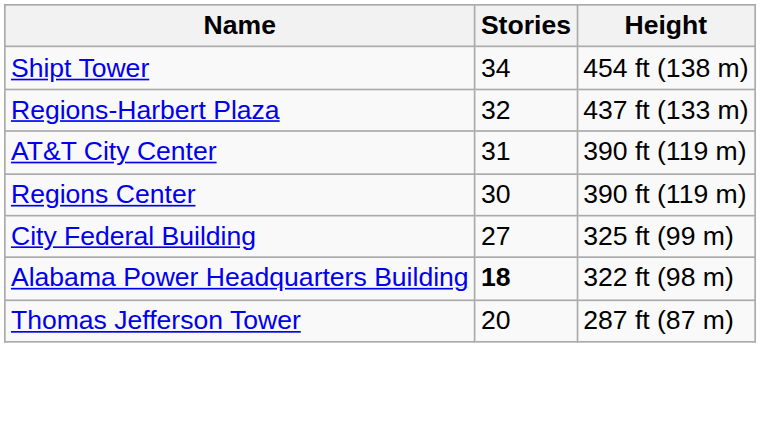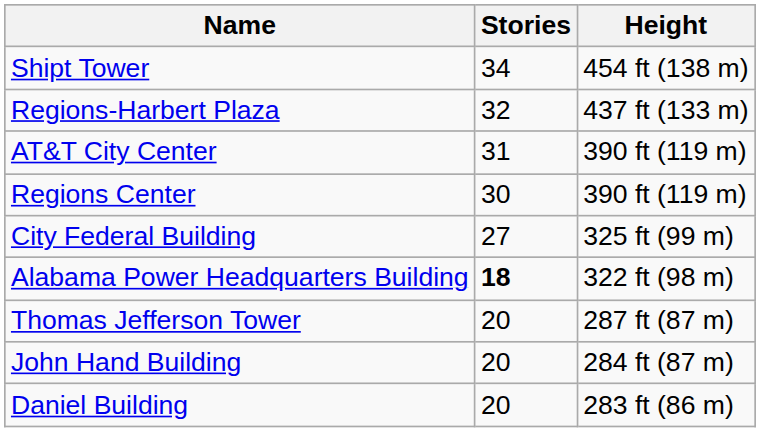+ row: (126, 362)
+ row: (100, 404)
